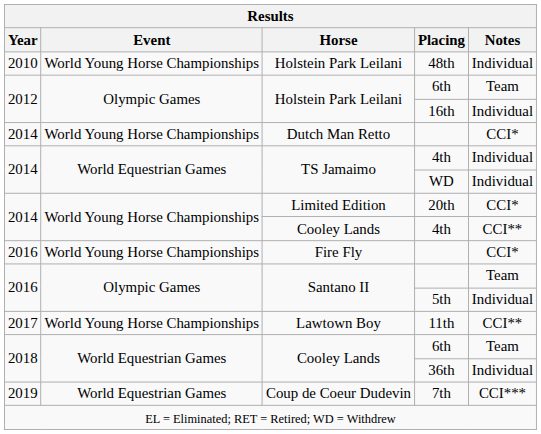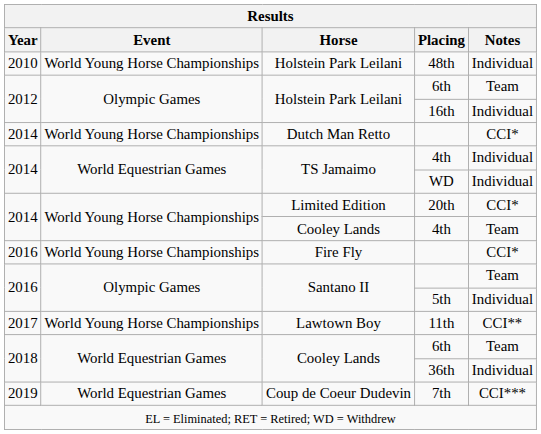(502, 228) CCI** -> (502, 228) Team
